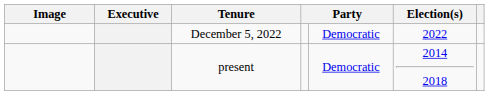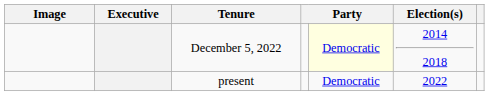(351, 33) no background -> (351, 47) lightyellow background
(435, 33) 2022 -> (435, 47) 2014 2018
(435, 67) 2014 2018 -> (435, 81) 2022
